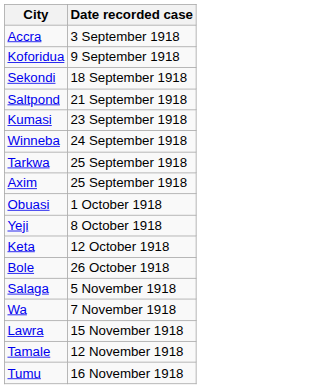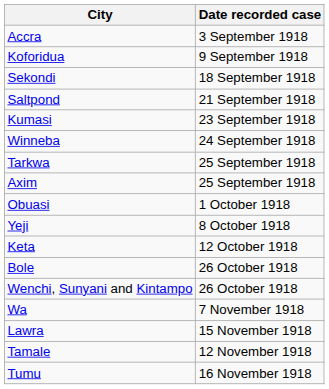+ row: (100, 288)
- row: (28, 288)
